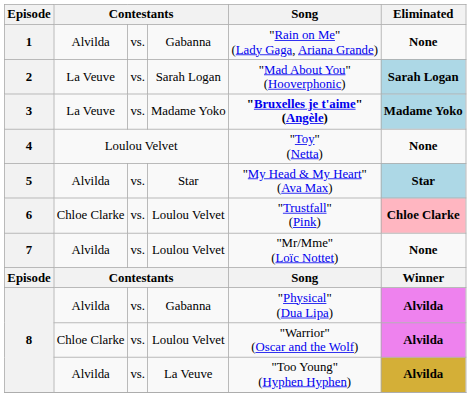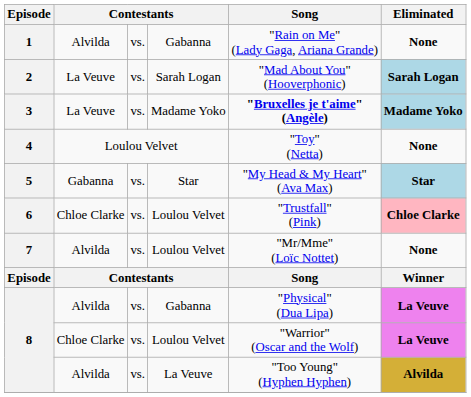(91, 180) Alvilda -> (91, 180) Gabanna
(423, 305) Alvilda -> (423, 305) La Veuve
(423, 340) Alvilda -> (423, 340) La Veuve
